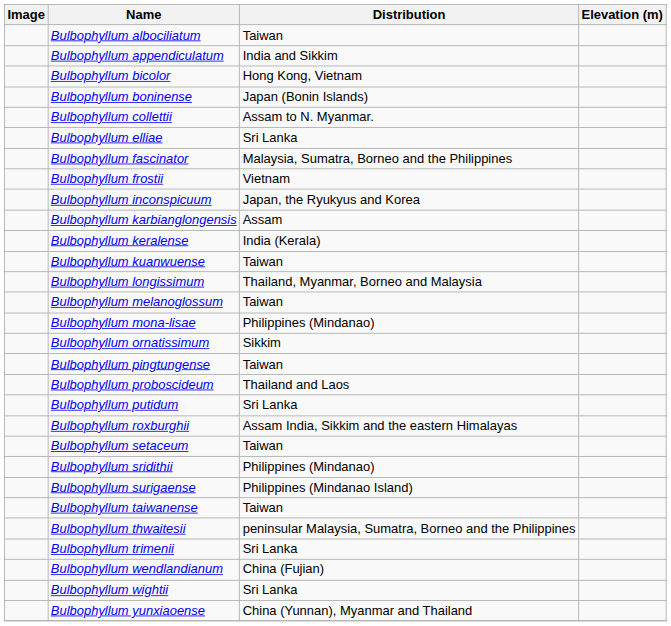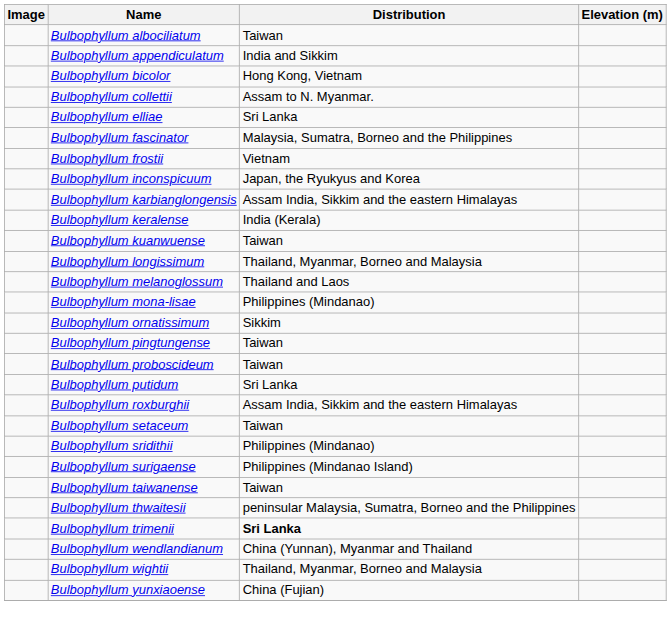- row: (121, 96)
(262, 220) Assam -> (380, 199) Assam India, Sikkim and the eastern Himalayas
(263, 302) Taiwan -> (296, 281) Thailand and Laos
(296, 384) Thailand and Laos -> (263, 364) Taiwan
(270, 549) normal -> (272, 528) bold
(283, 569) China (Fujian) -> (357, 549) China (Yunnan), Myanmar and Thailand
(270, 590) Sri Lanka -> (362, 569) Thailand, Myanmar, Borneo and Malaysia
(357, 610) China (Yunnan), Myanmar and Thailand -> (283, 590) China (Fujian)
